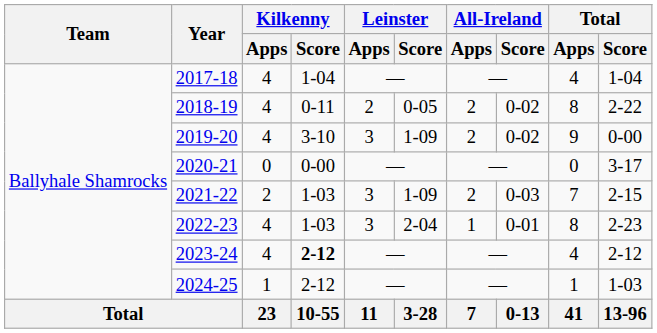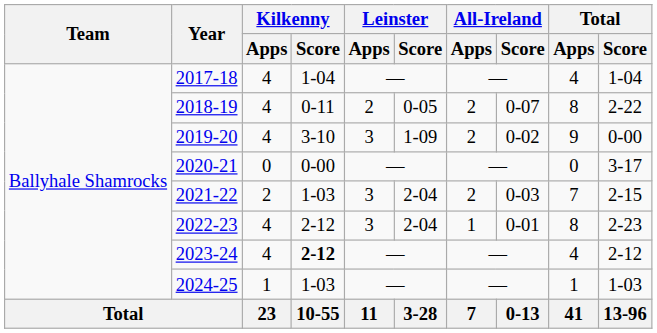(523, 107) 0-02 -> (523, 107) 0-07
(420, 195) 1-09 -> (420, 195) 2-04
(318, 225) 1-03 -> (318, 225) 2-12
(318, 284) 2-12 -> (318, 284) 1-03
